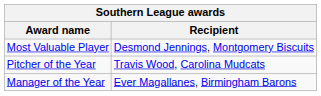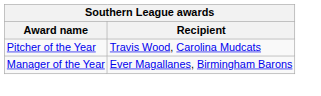- row: (58, 47)
